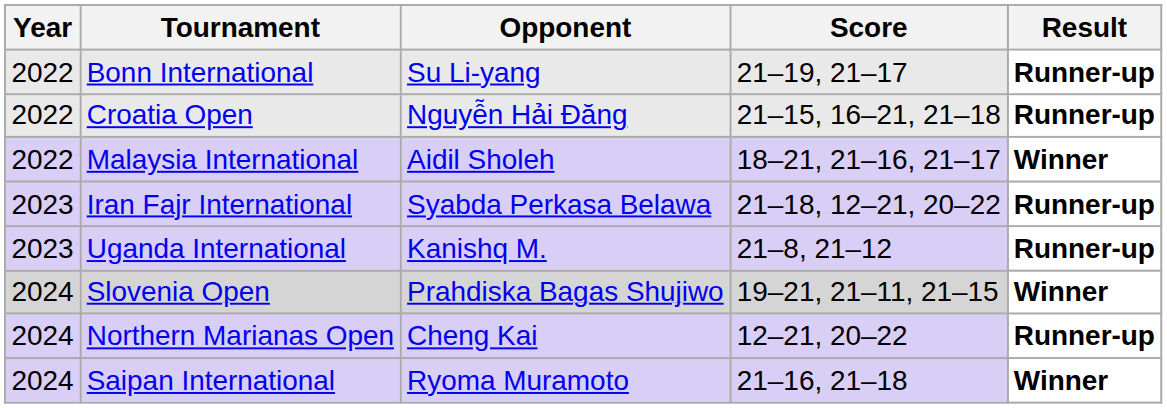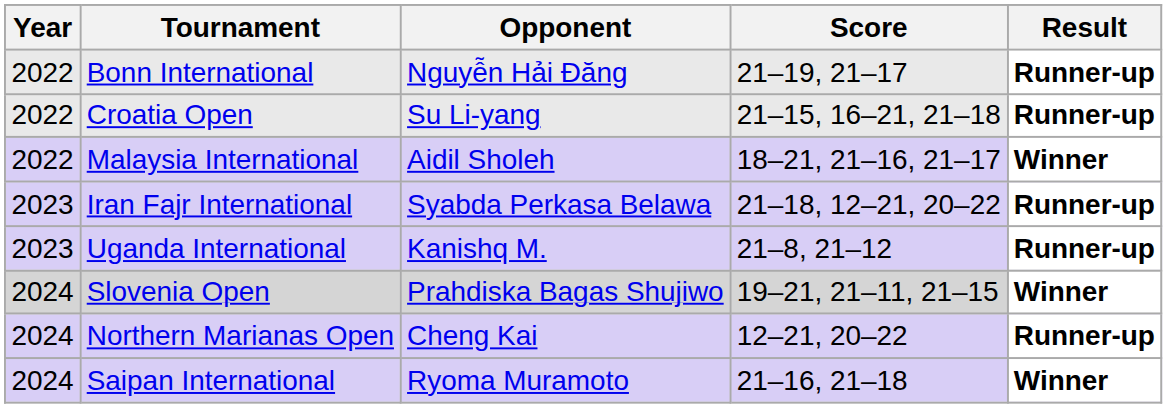(474, 72) Su Li-yang -> (517, 72) Nguyễn Hải Đăng
(517, 116) Nguyễn Hải Đăng -> (474, 116) Su Li-yang
